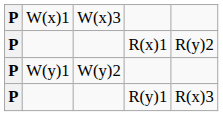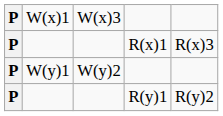(194, 44) R(y)2 -> (194, 44) R(x)3
(194, 96) R(x)3 -> (194, 96) R(y)2
